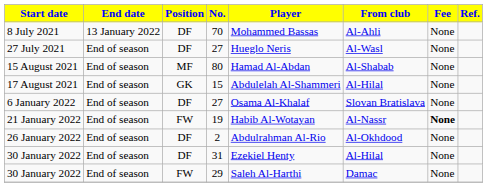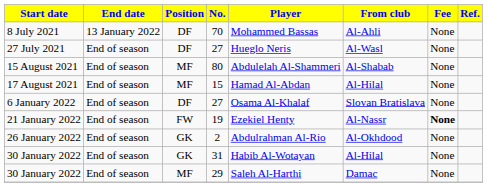(270, 66) Hamad Al-Abdan -> (286, 66) Abdulelah Al-Shammeri
(185, 84) GK -> (185, 84) MF
(286, 84) Abdulelah Al-Shammeri -> (270, 84) Hamad Al-Abdan
(273, 119) Habib Al-Wotayan -> (263, 119) Ezekiel Henty
(185, 137) DF -> (185, 137) GK
(185, 155) DF -> (185, 155) GK
(263, 155) Ezekiel Henty -> (273, 155) Habib Al-Wotayan
(185, 173) FW -> (185, 173) MF
